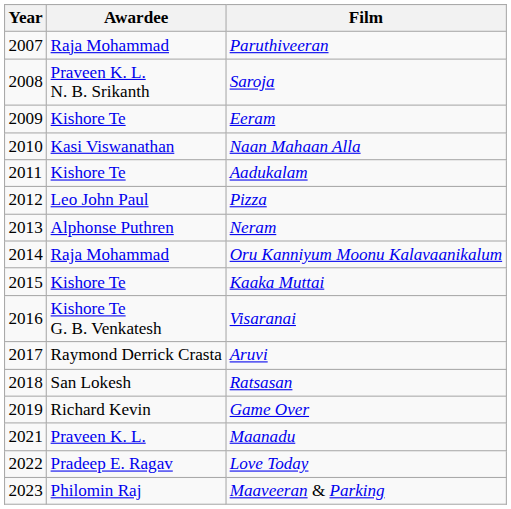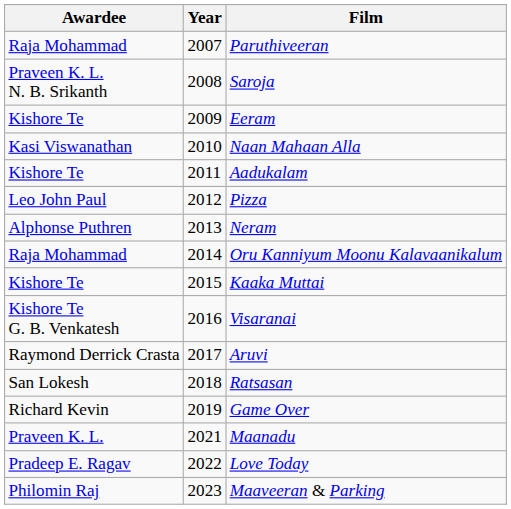columns swapped: (26, 18) <-> (136, 18)
